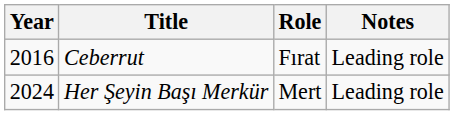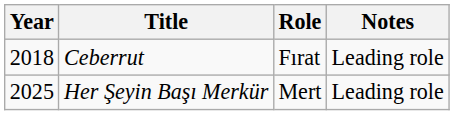(32, 57) 2016 -> (32, 57) 2018
(32, 92) 2024 -> (32, 92) 2025
